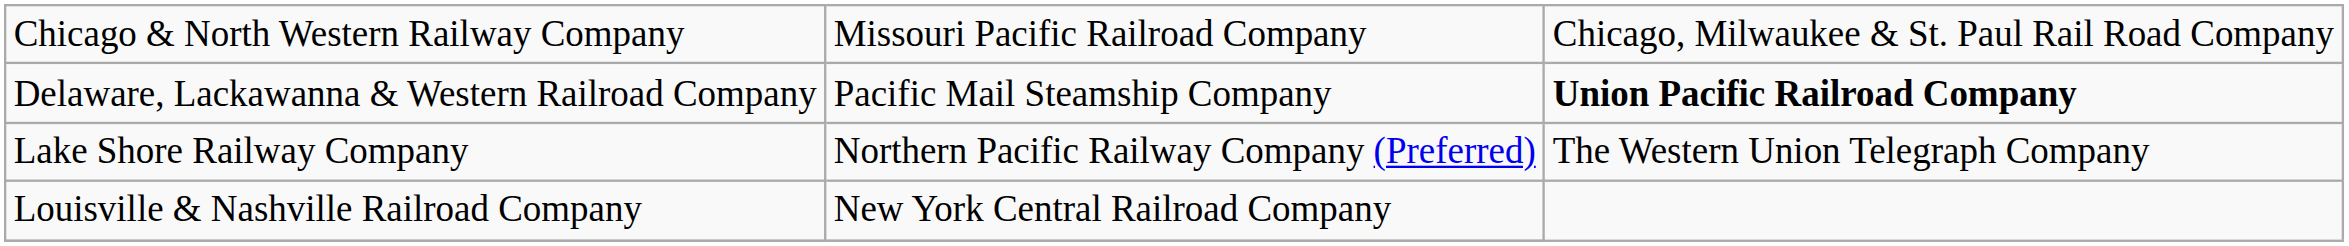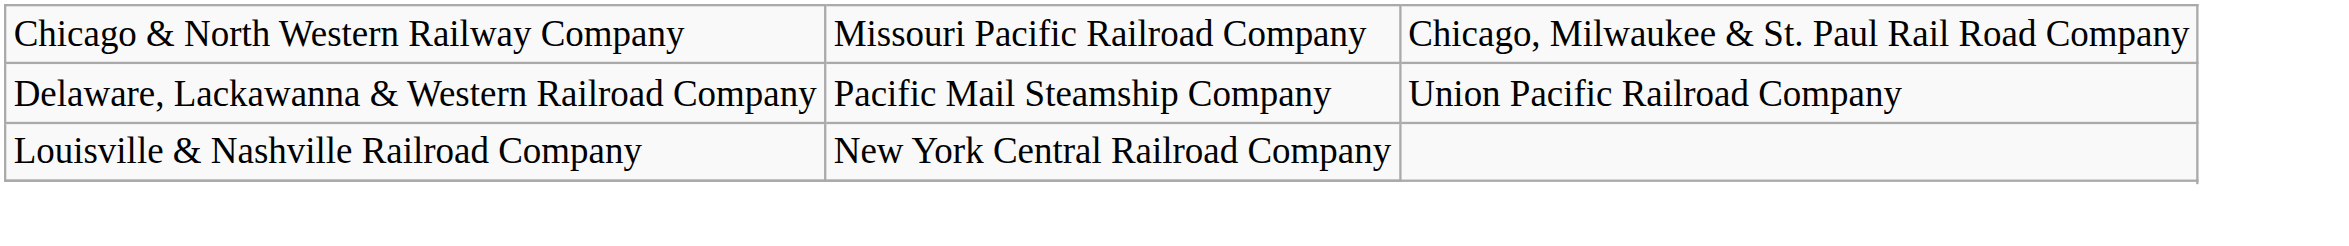(1815, 92) bold -> (1655, 92) normal
- row: (241, 151)
